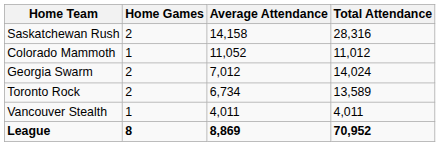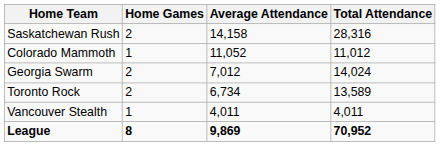(225, 131) 8,869 -> (225, 131) 9,869
